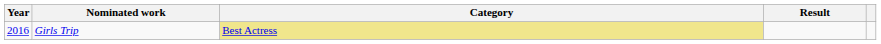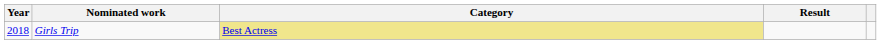(18, 30) 2016 -> (18, 30) 2018
